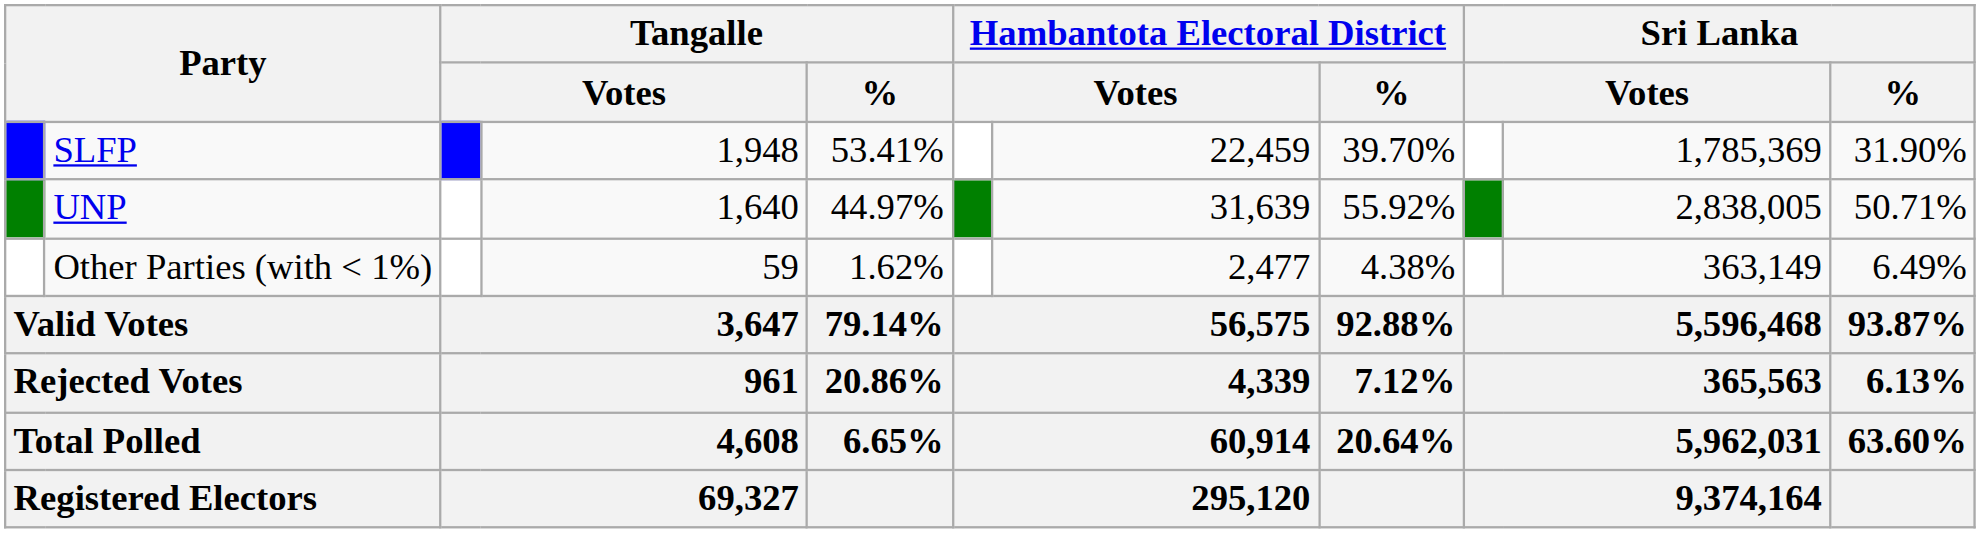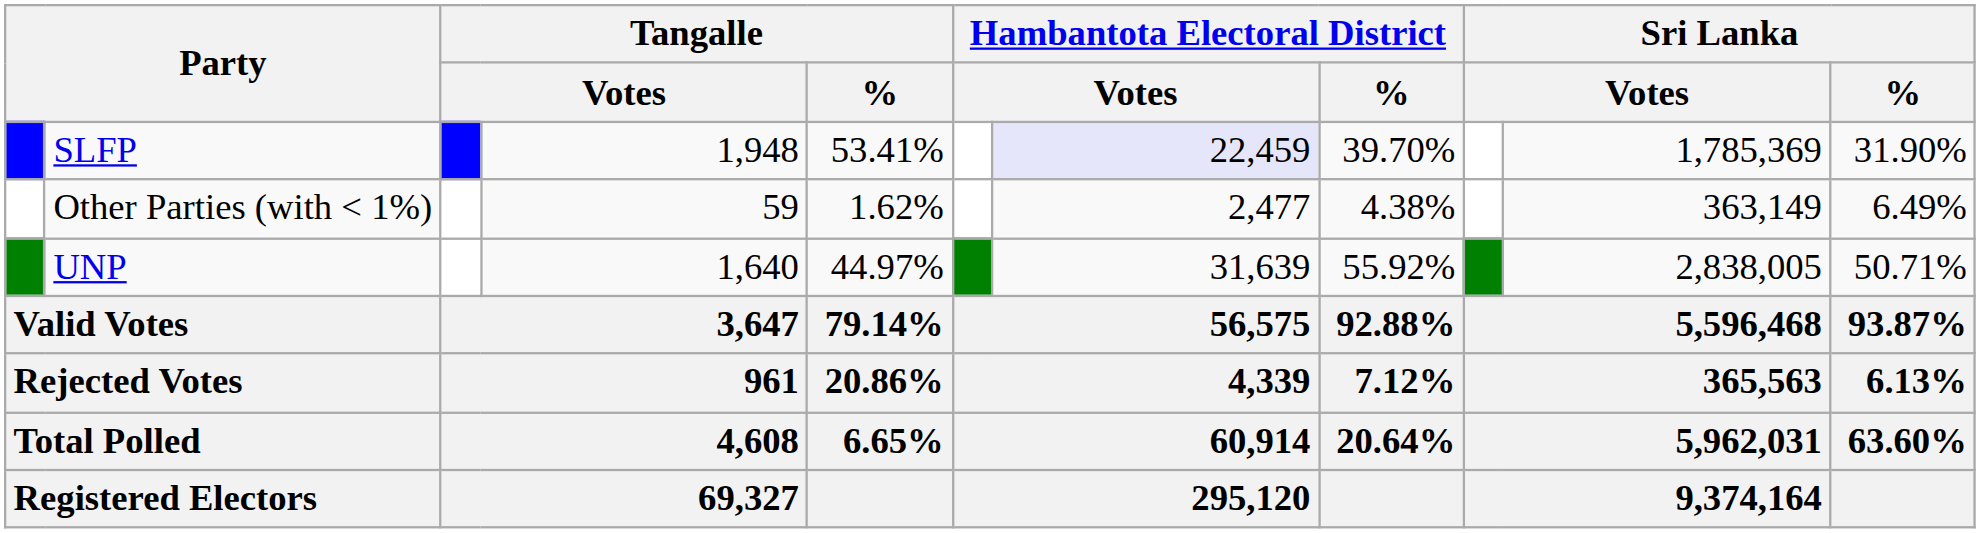(1260, 149) no background -> (1260, 149) lavender background
rows swapped: (90, 207) <-> (243, 265)
